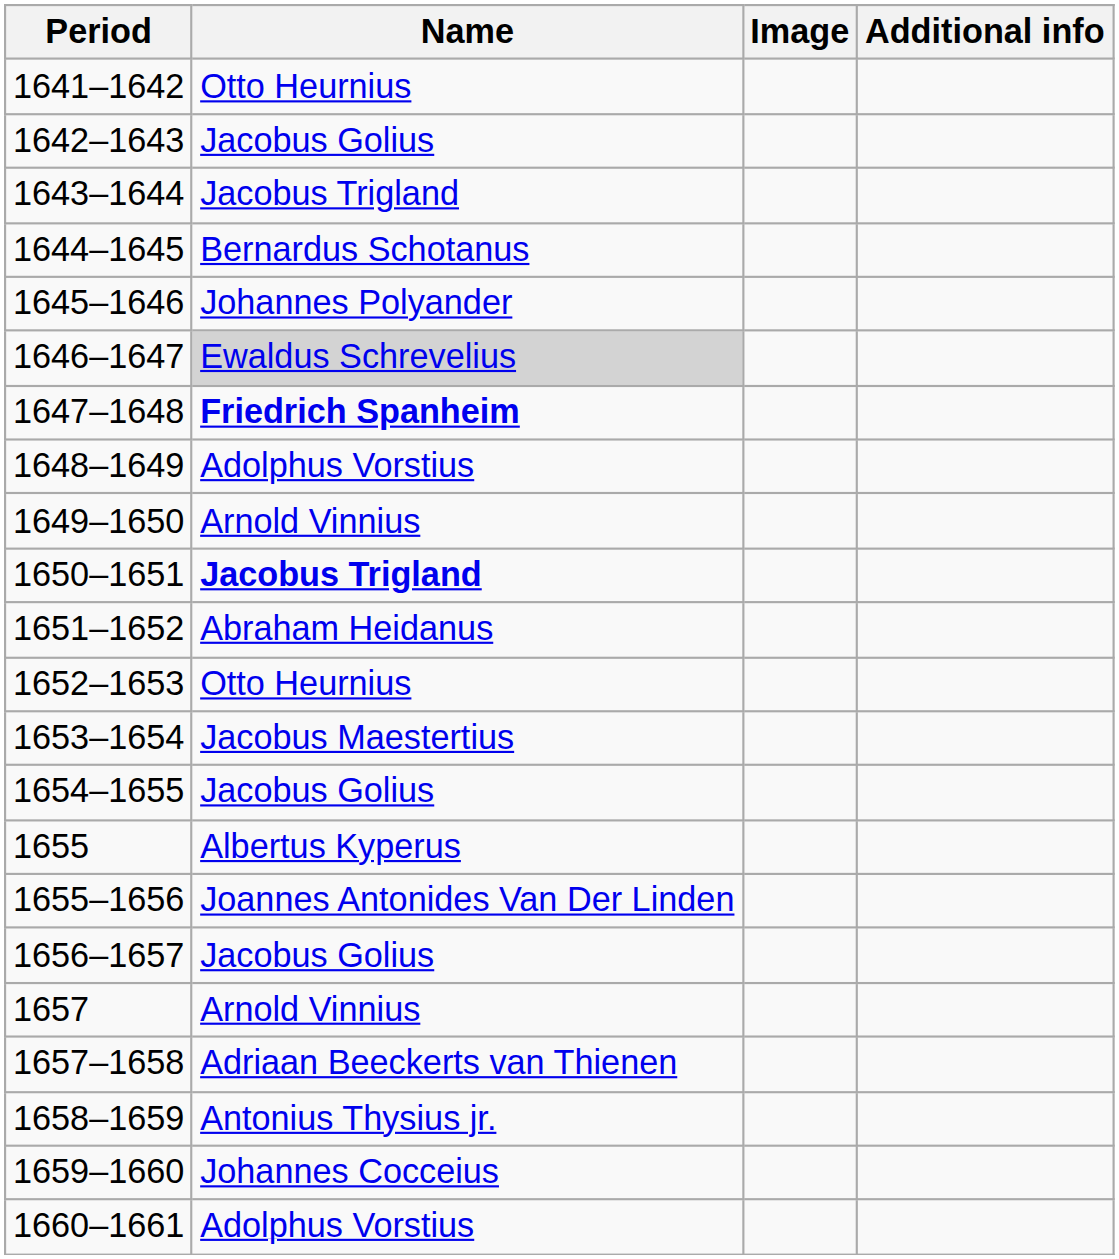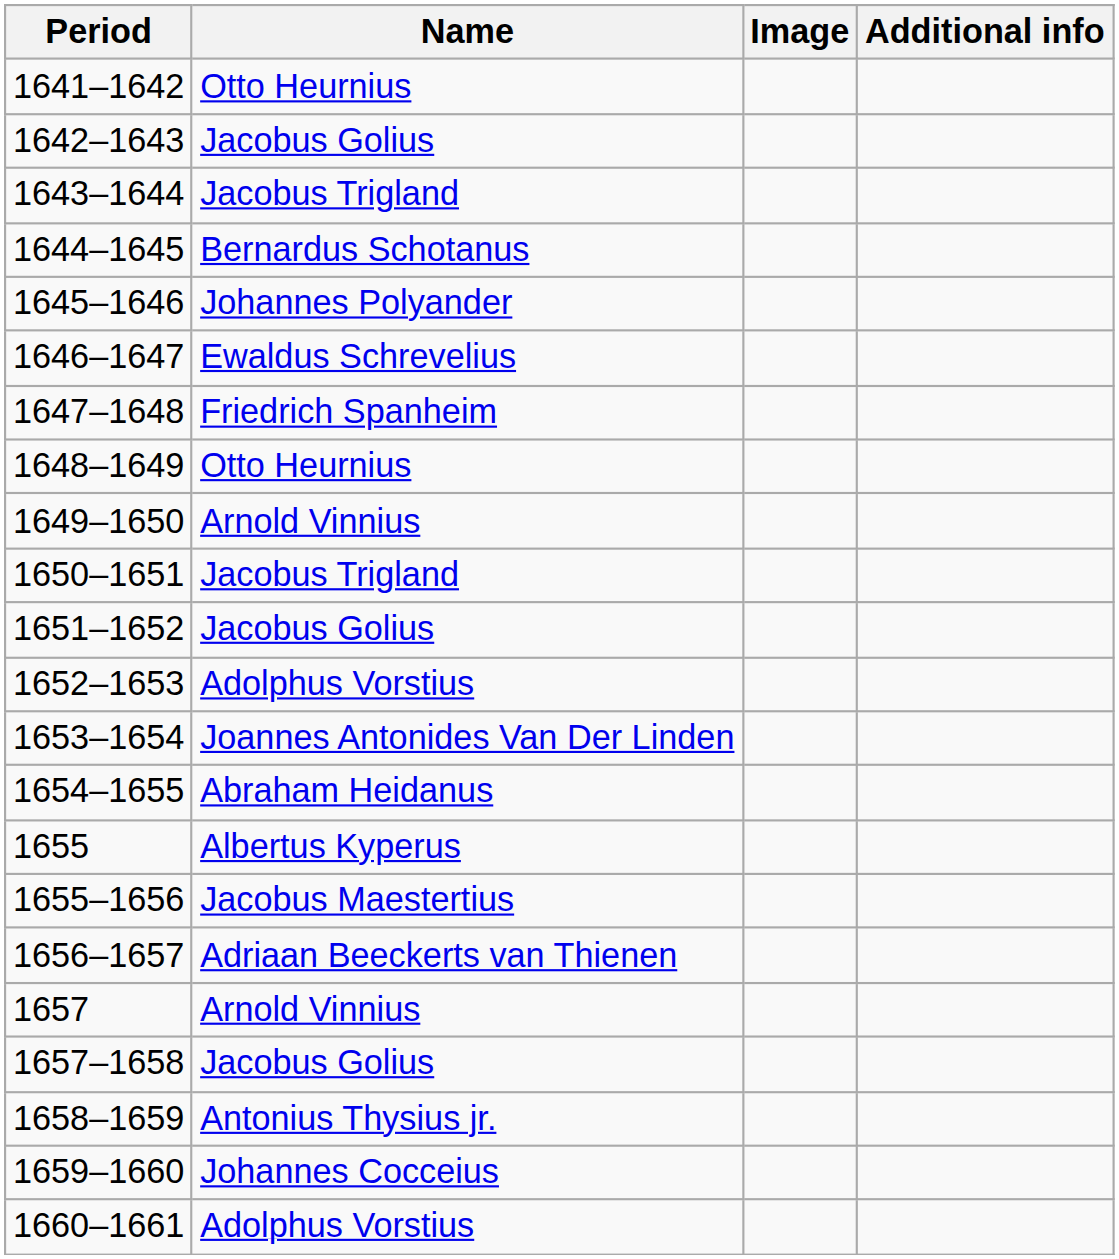(358, 357) lightgrey background -> (358, 357) no background
(360, 411) bold -> (349, 411) normal
(337, 466) Adolphus Vorstius -> (306, 466) Otto Heurnius
(341, 574) bold -> (330, 574) normal
(347, 628) Abraham Heidanus -> (317, 628) Jacobus Golius
(306, 683) Otto Heurnius -> (337, 683) Adolphus Vorstius
(357, 737) Jacobus Maestertius -> (467, 737) Joannes Antonides Van Der Linden
(317, 791) Jacobus Golius -> (347, 791) Abraham Heidanus
(467, 900) Joannes Antonides Van Der Linden -> (357, 900) Jacobus Maestertius
(317, 954) Jacobus Golius -> (439, 954) Adriaan Beeckerts van Thienen
(439, 1063) Adriaan Beeckerts van Thienen -> (317, 1063) Jacobus Golius
